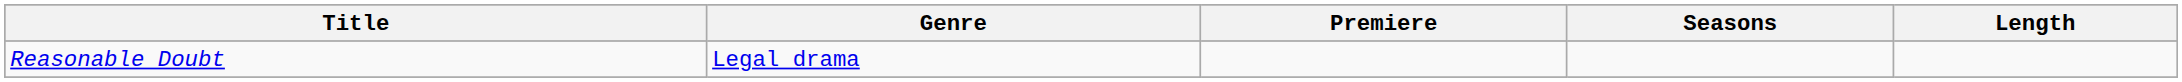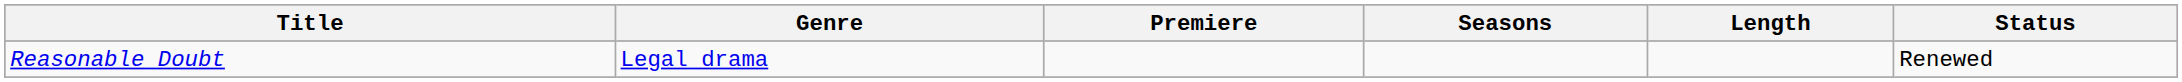+ column: (2036, 23)
